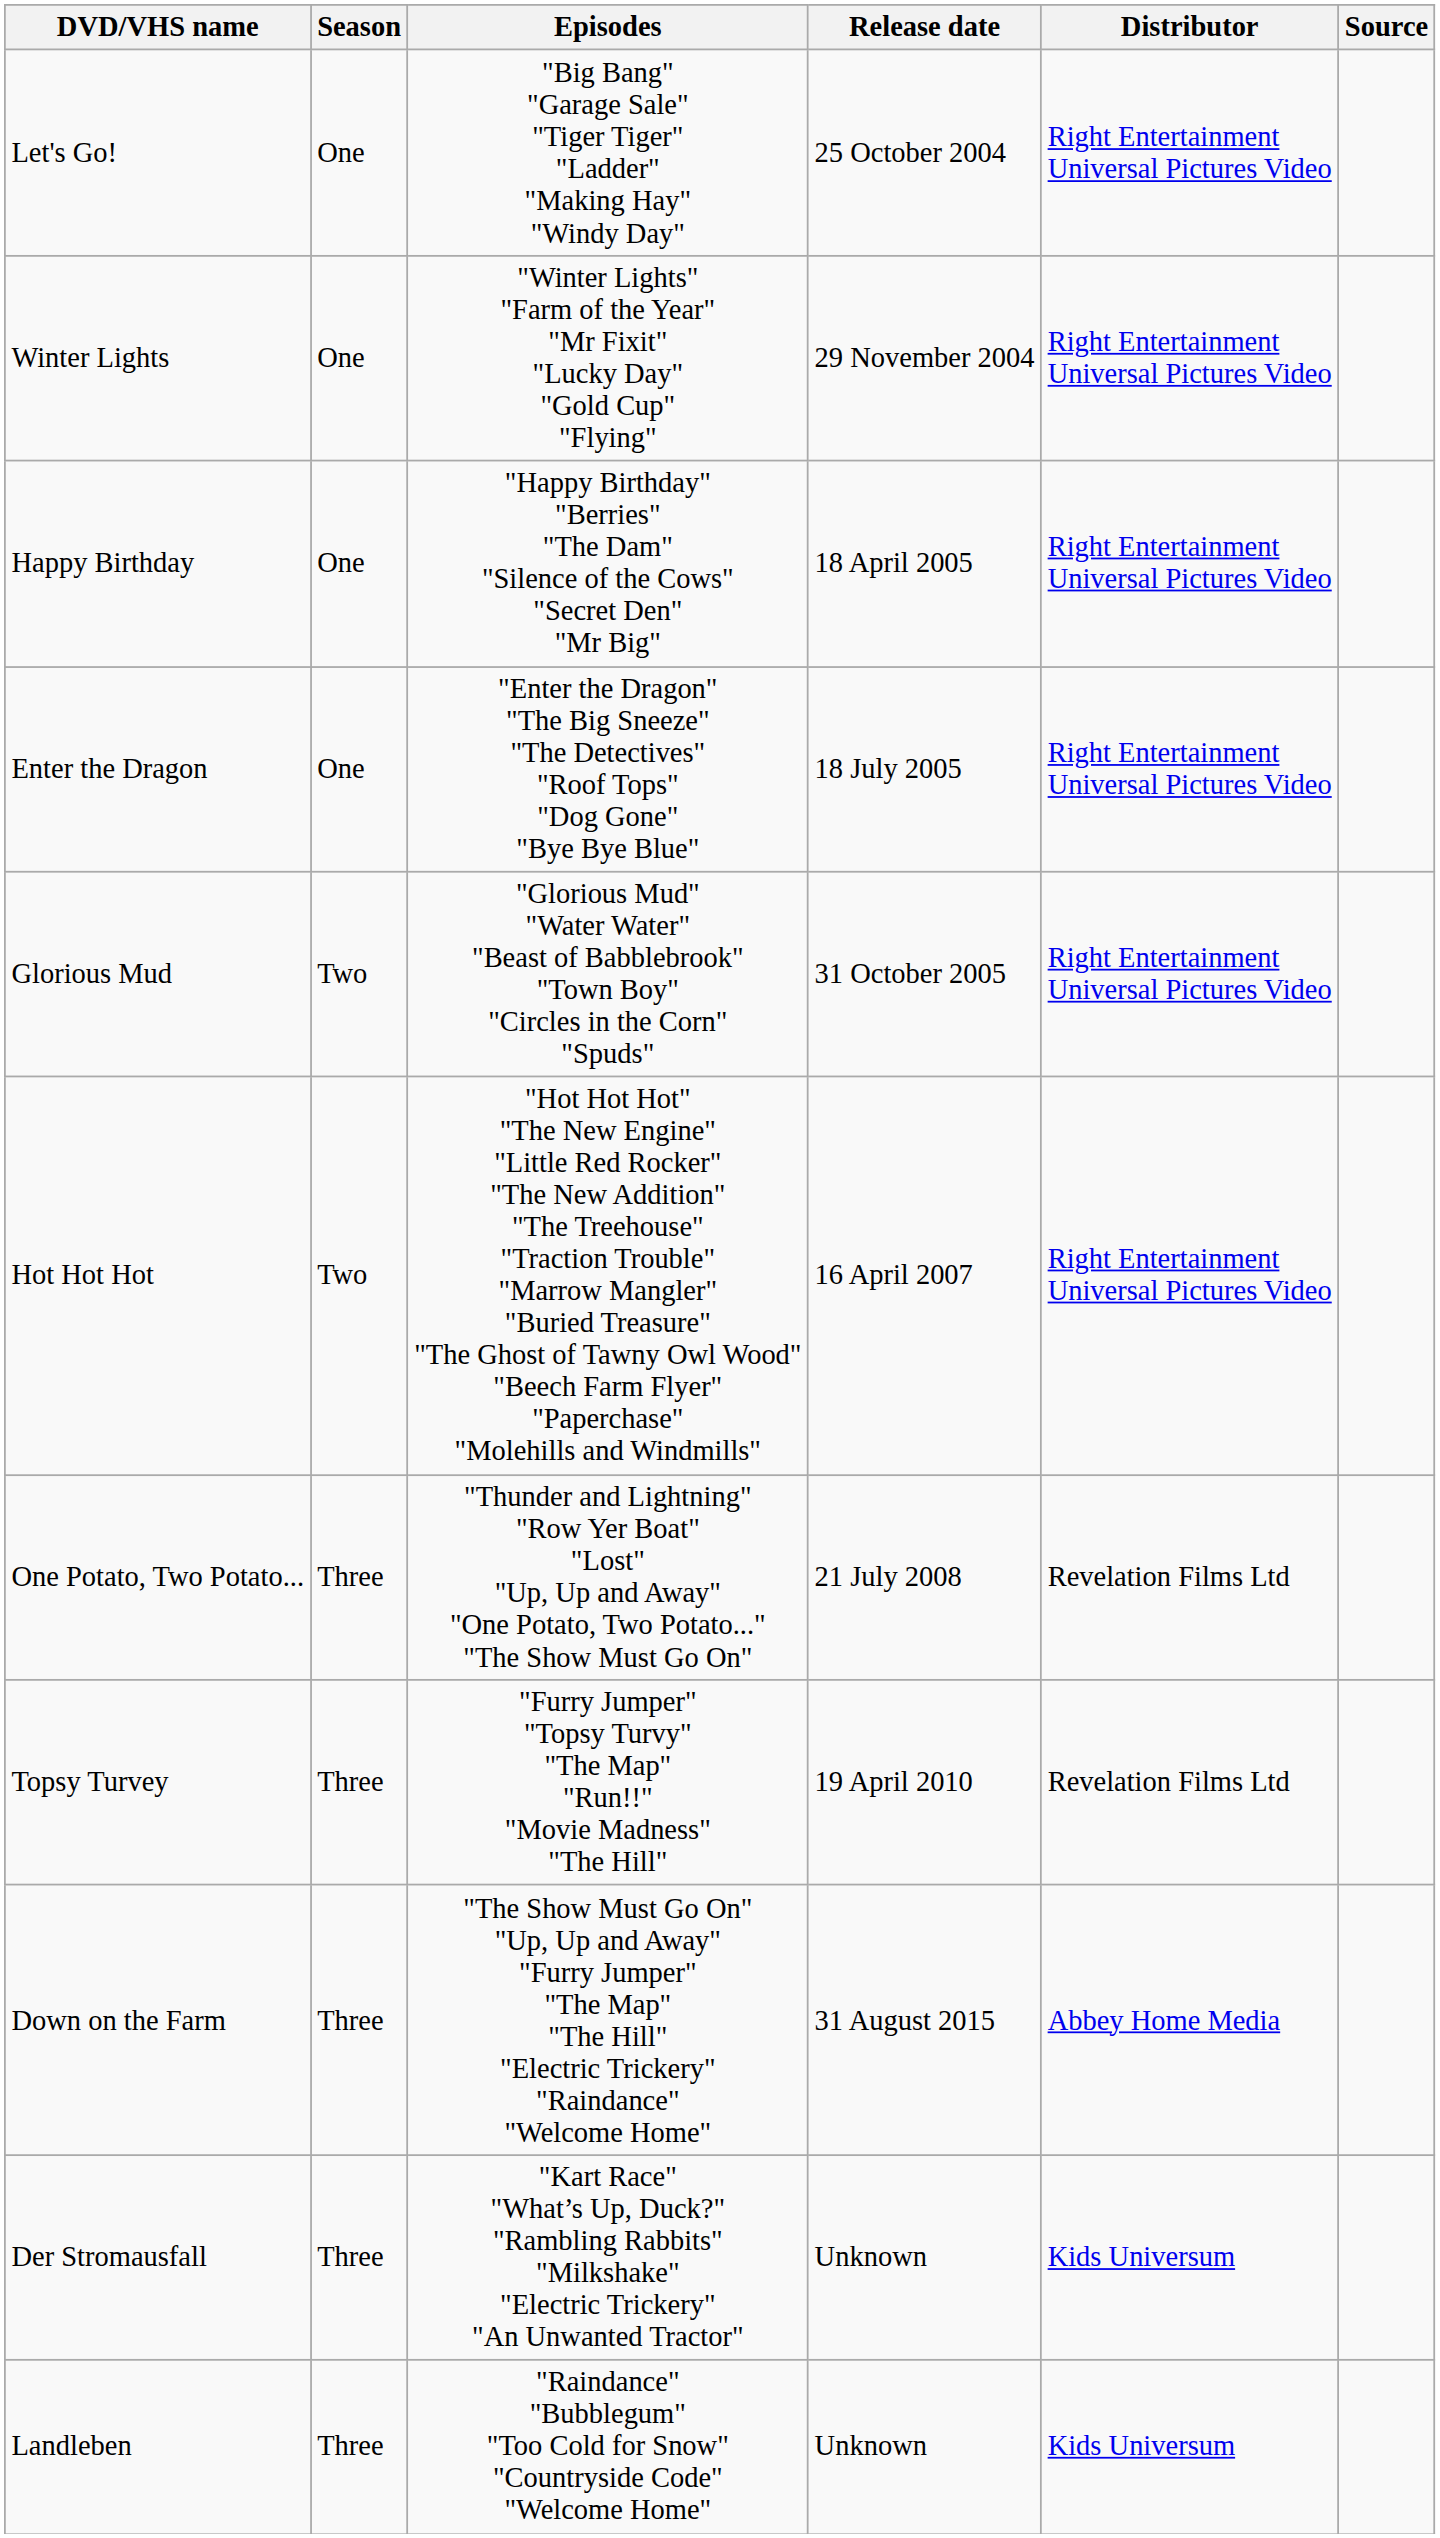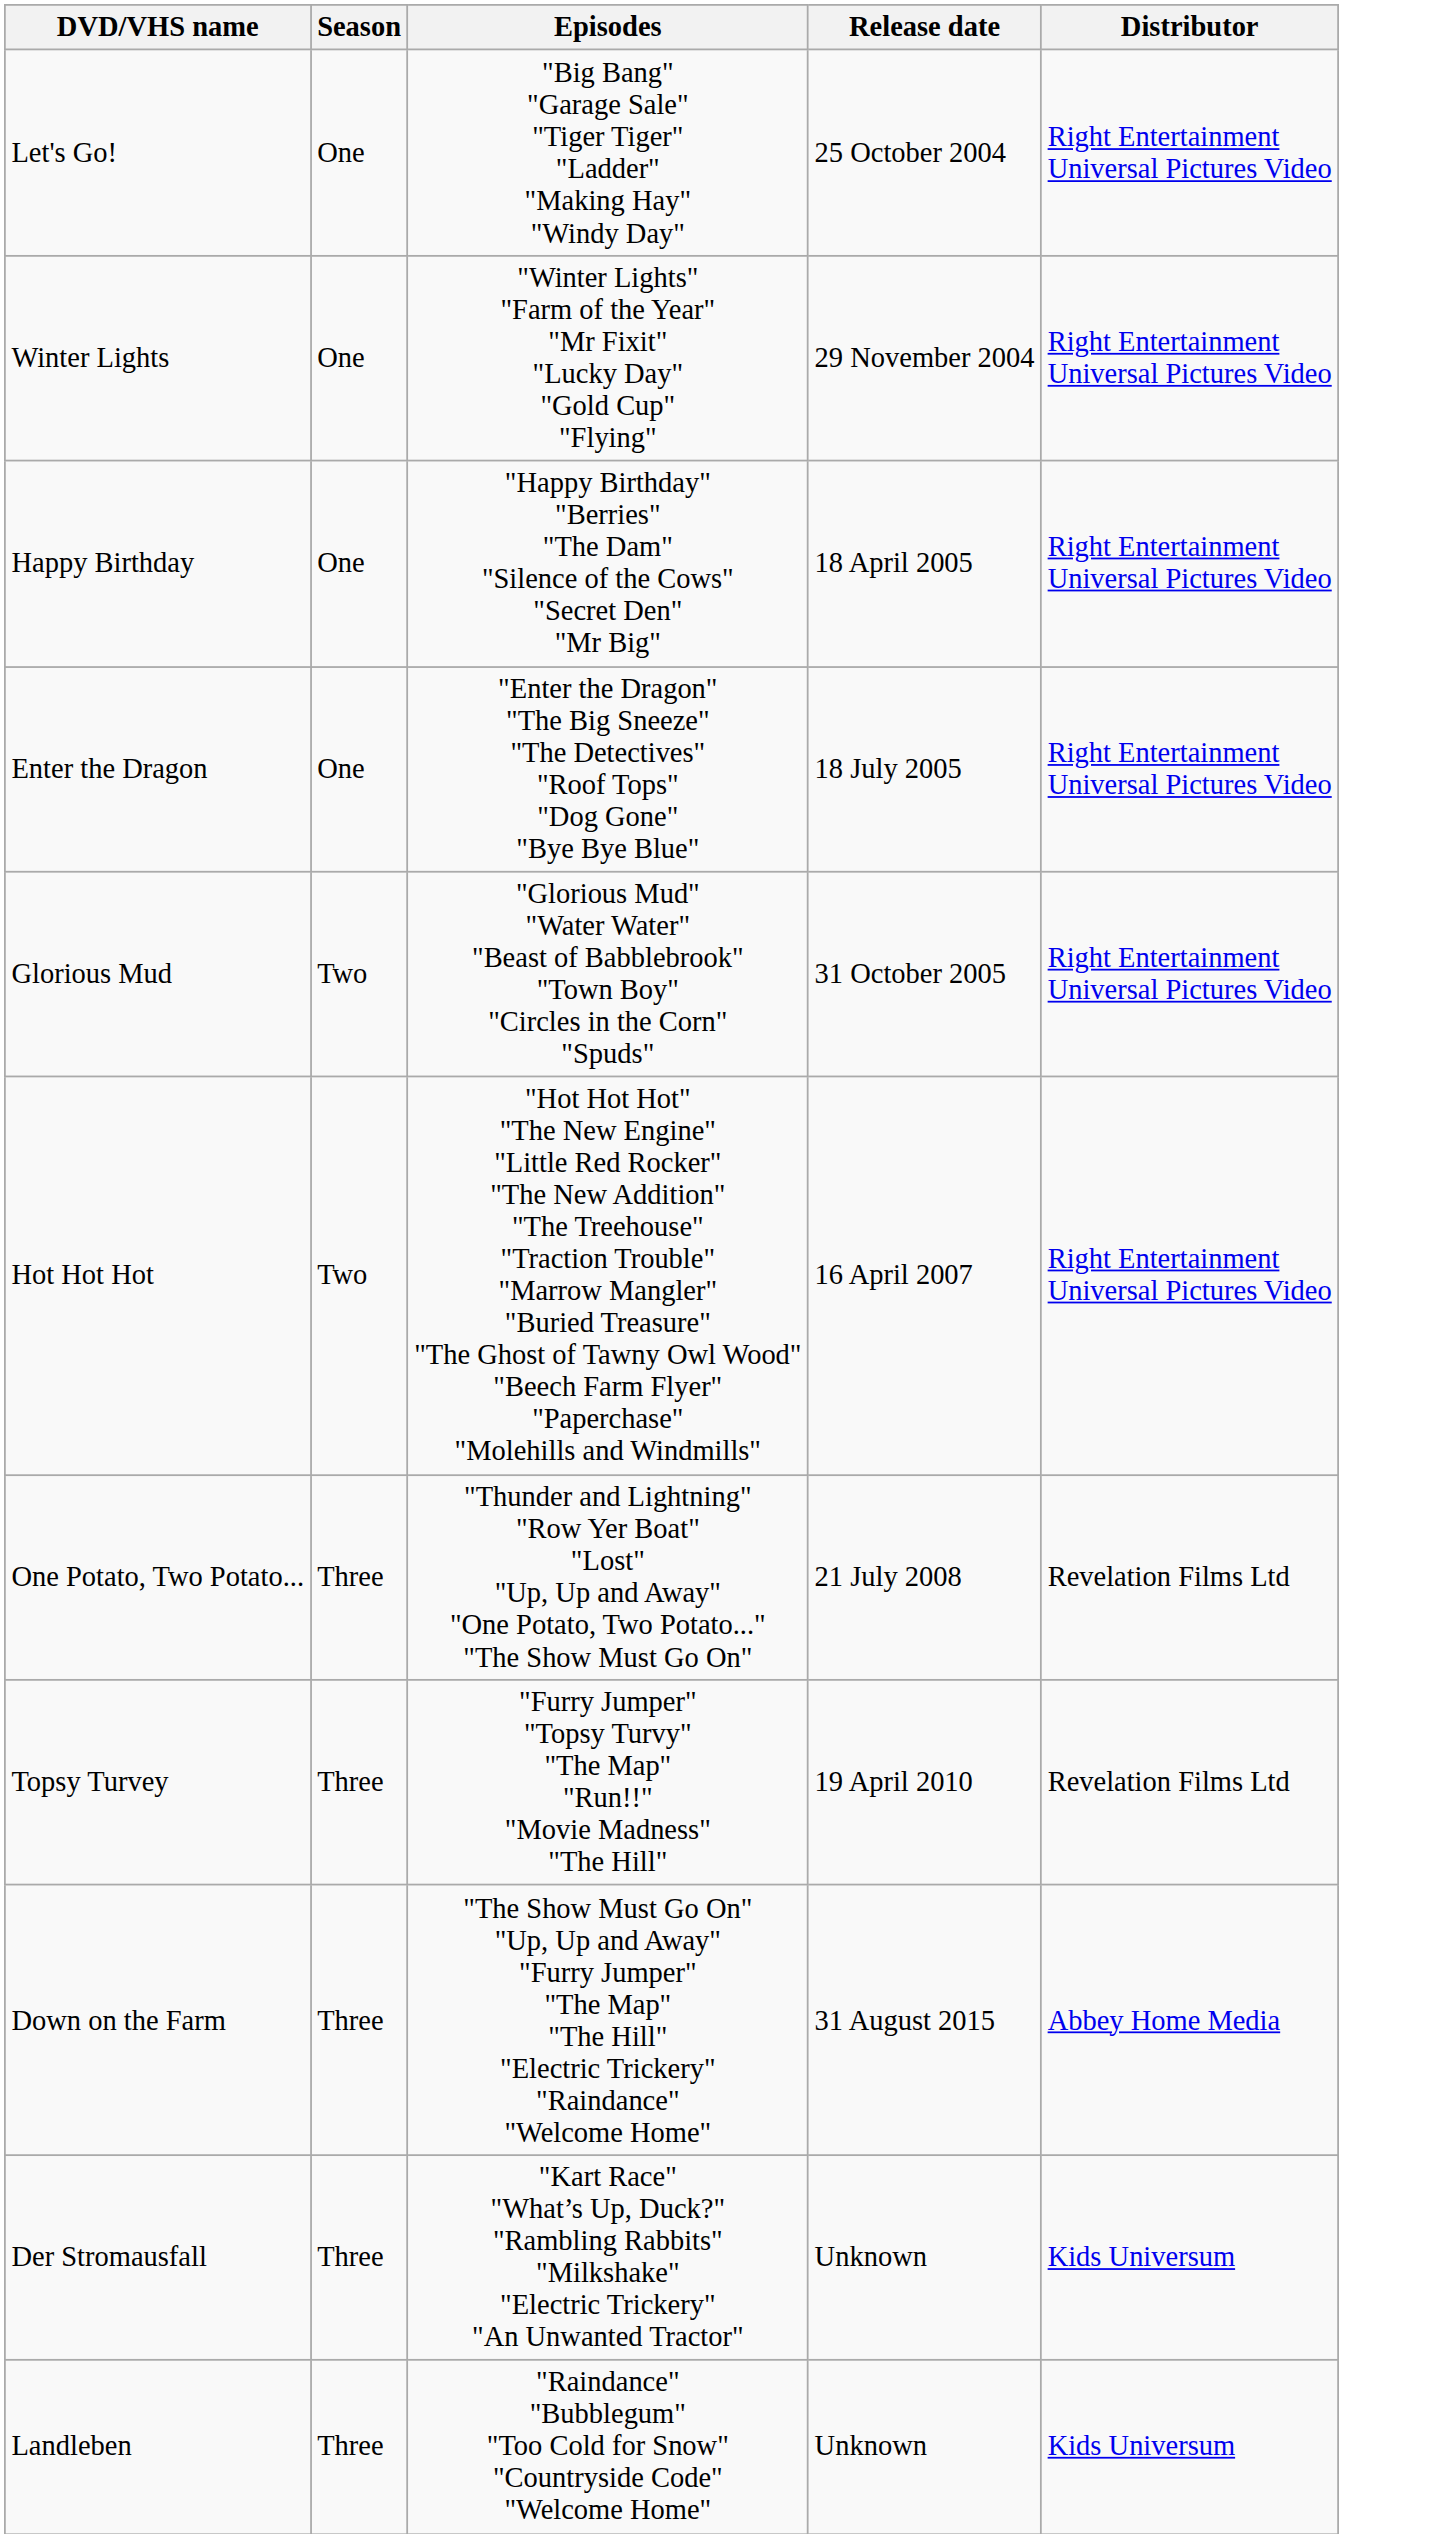- column: (1387, 27)
